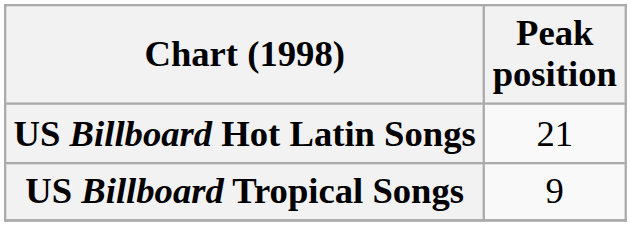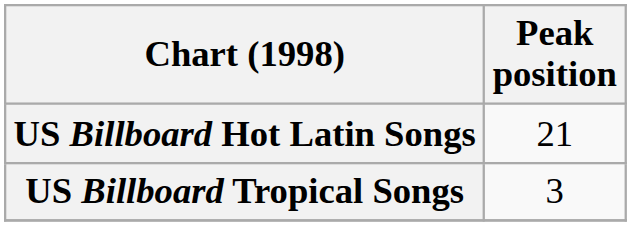(555, 190) 9 -> (555, 190) 3
